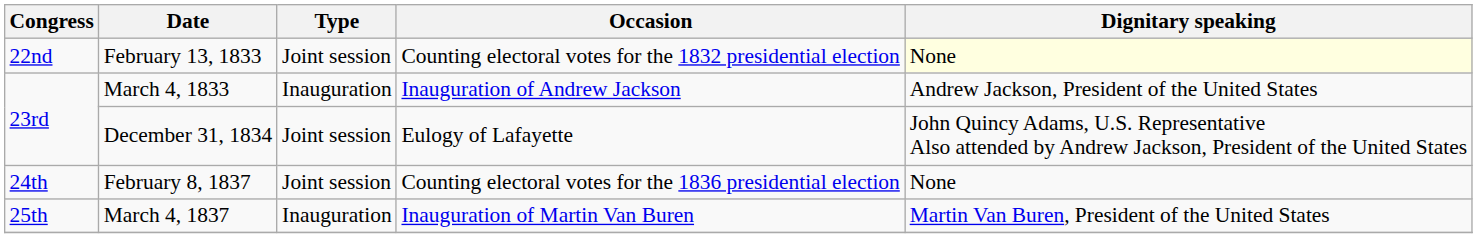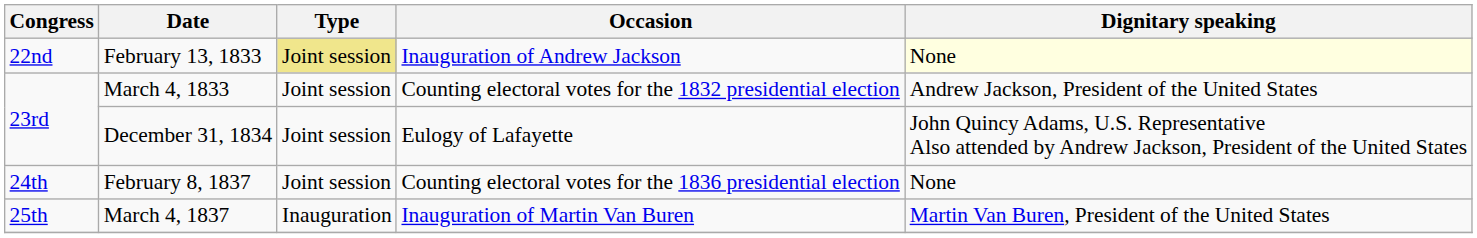(337, 55) no background -> (337, 55) khaki background
(651, 55) Counting electoral votes for the 1832 presidential election -> (541, 55) Inauguration of Andrew Jackson
(337, 89) Inauguration -> (337, 89) Joint session
(541, 89) Inauguration of Andrew Jackson -> (651, 89) Counting electoral votes for the 1832 presidential election
